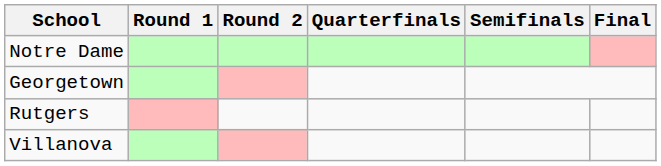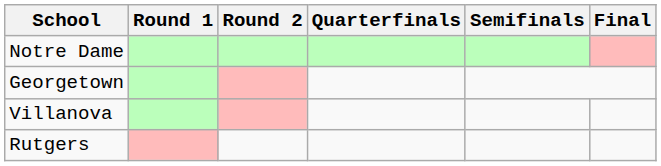rows swapped: (61, 145) <-> (49, 114)
